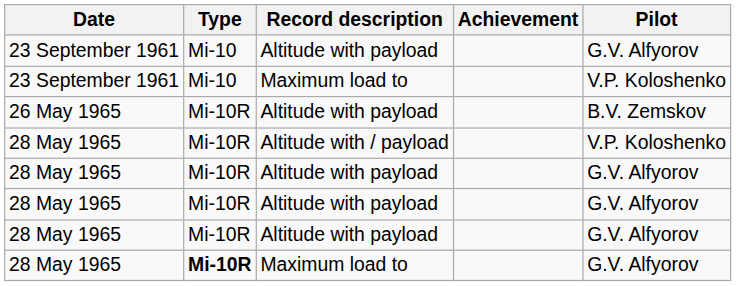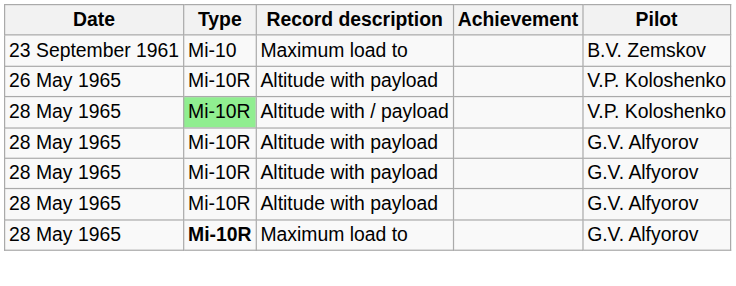- row: (94, 50)
(657, 81) V.P. Koloshenko -> (647, 50) B.V. Zemskov
(647, 111) B.V. Zemskov -> (657, 81) V.P. Koloshenko
(219, 142) no background -> (219, 111) lightgreen background
